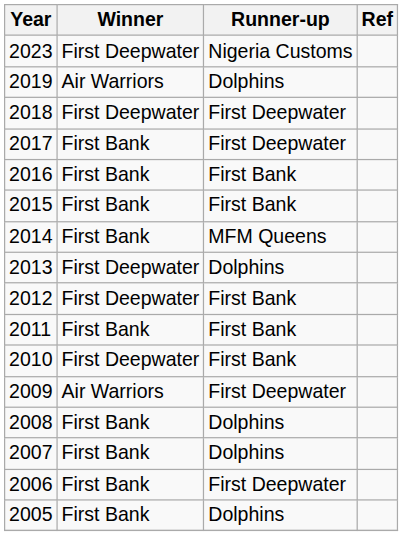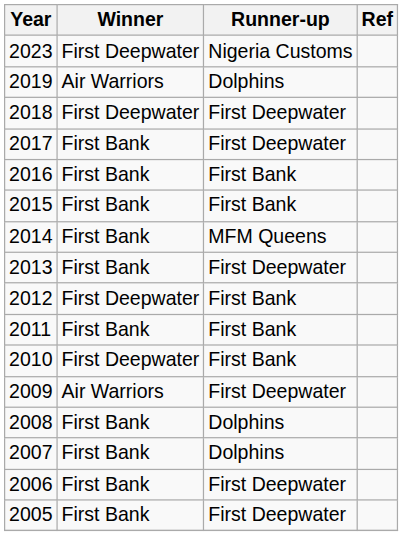(130, 267) First Deepwater -> (105, 267) First Bank
(246, 267) Dolphins -> (277, 267) First Deepwater
(246, 515) Dolphins -> (277, 515) First Deepwater
